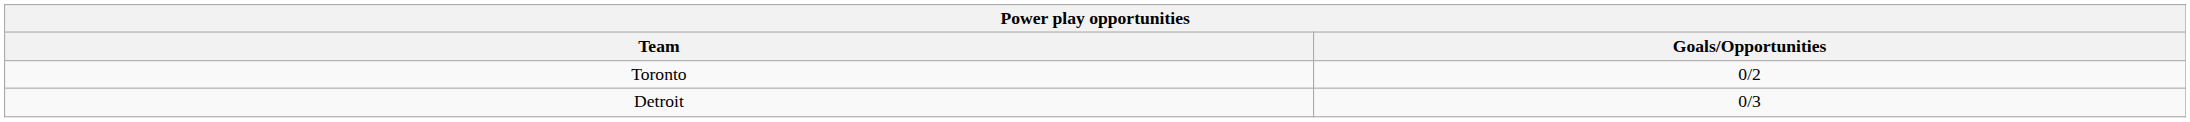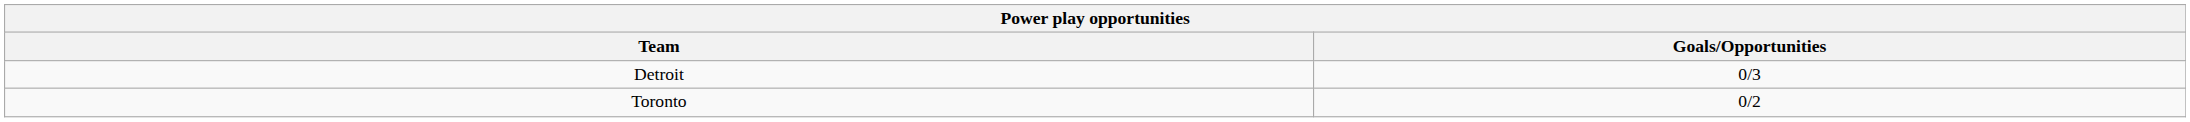rows swapped: (659, 102) <-> (659, 74)
